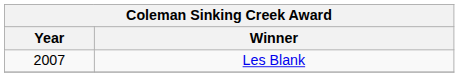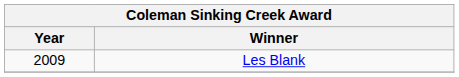(49, 60) 2007 -> (49, 60) 2009
